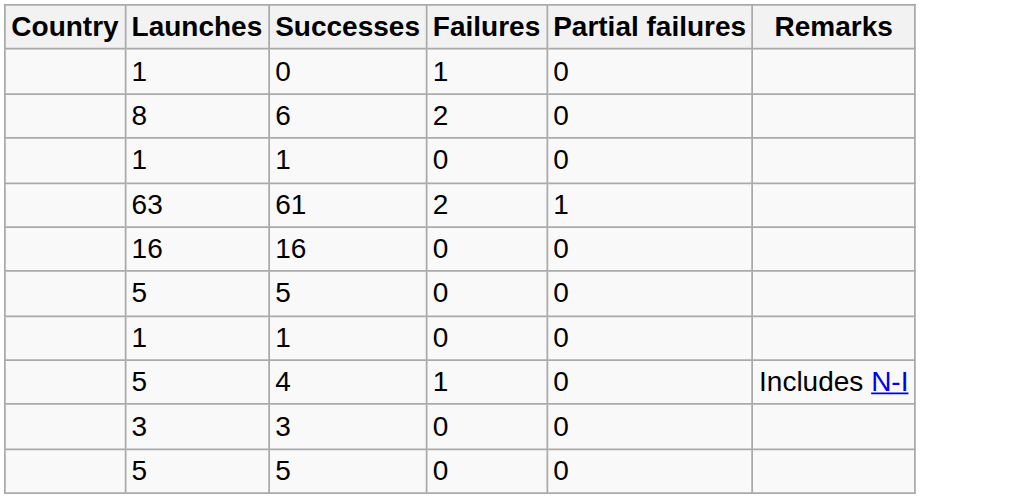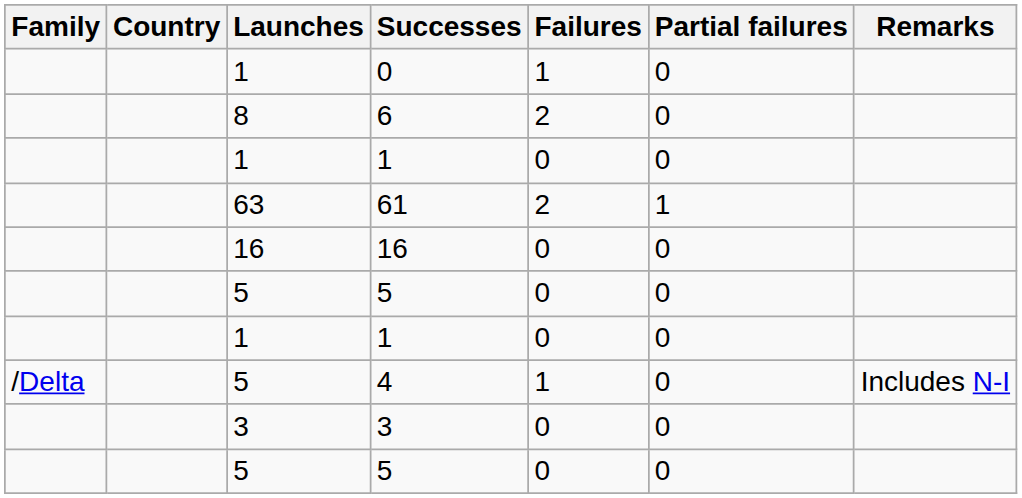+ column: (56, 26)
